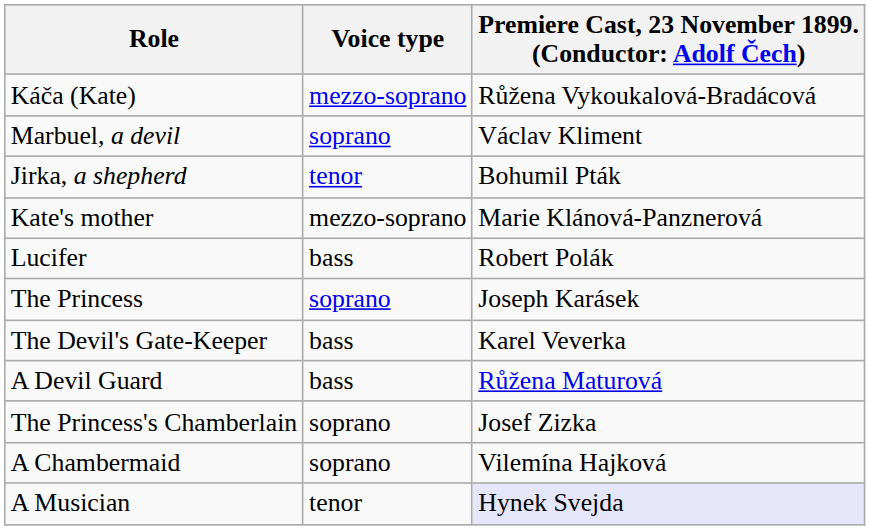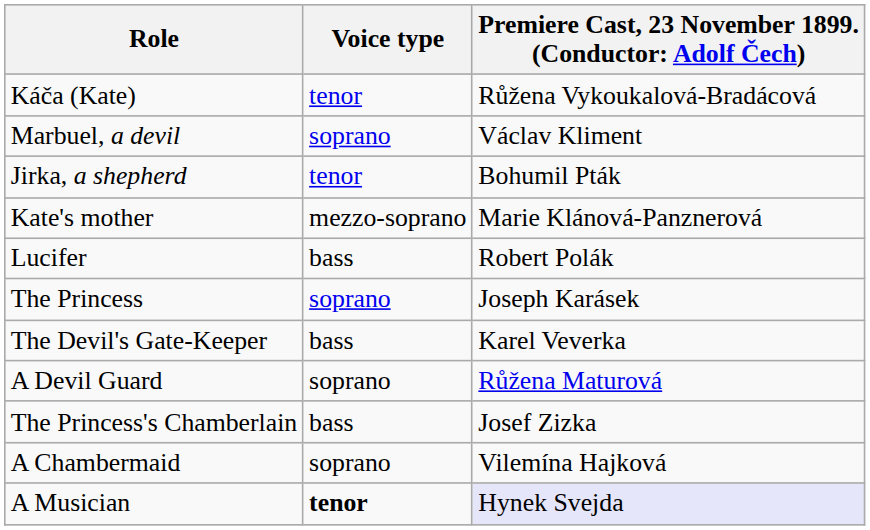(388, 94) mezzo-soprano -> (336, 94) tenor
(331, 380) bass -> (350, 380) soprano
(350, 421) soprano -> (331, 421) bass
(336, 503) normal -> (338, 503) bold
